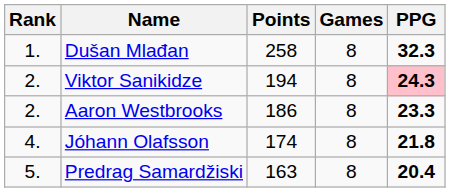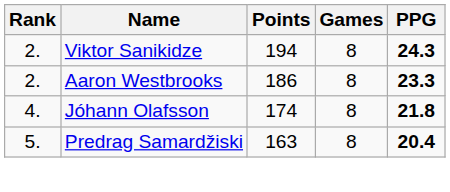- row: (127, 50)
(416, 80) pink background -> (416, 50) no background
